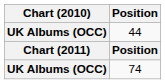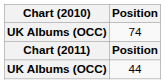rows swapped: (135, 32) <-> (135, 69)
